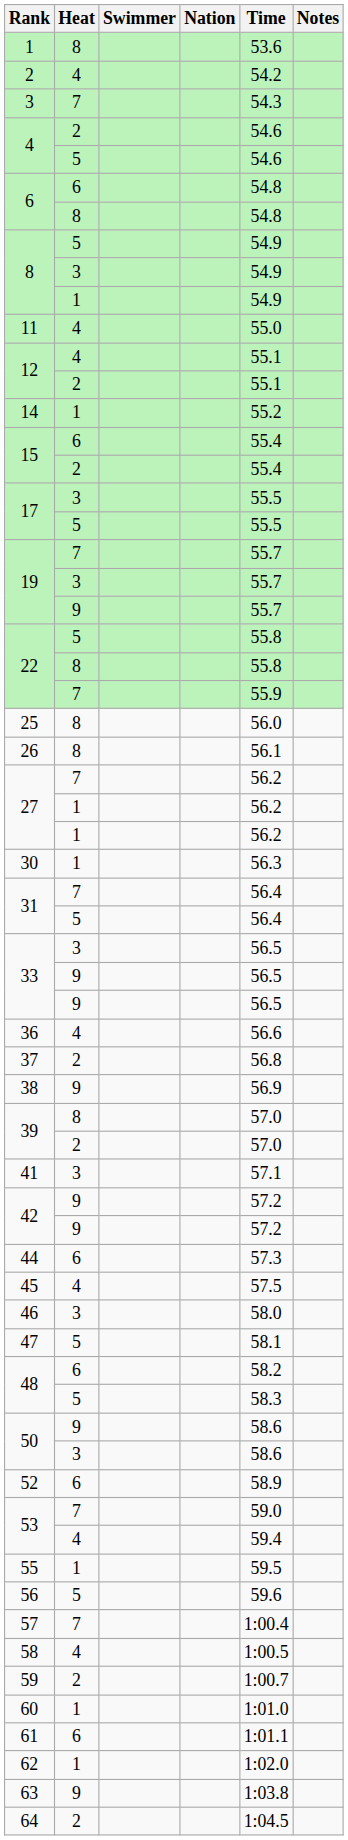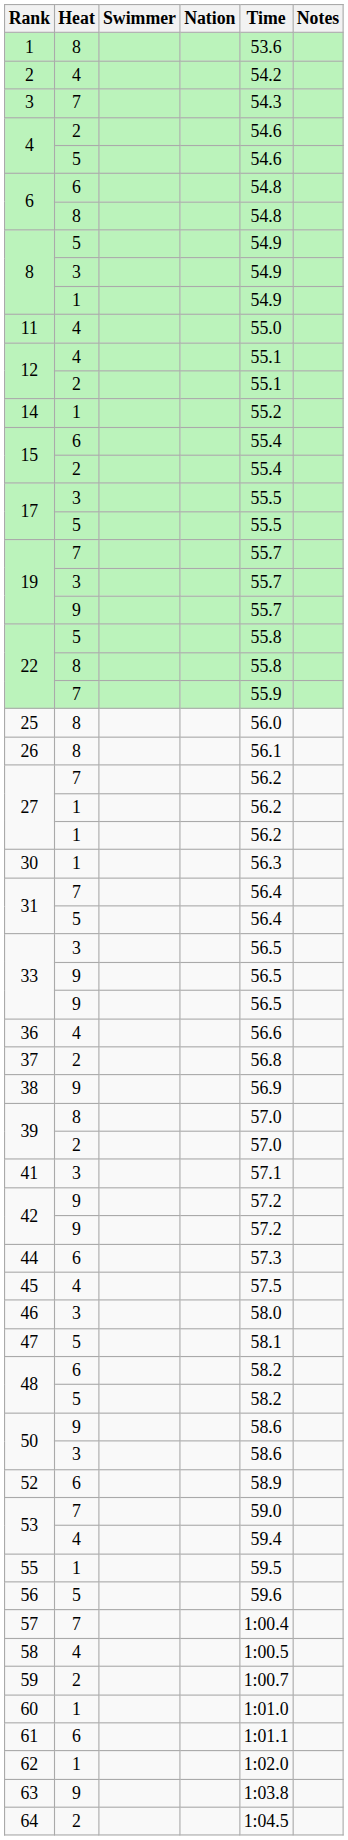(266, 1398) 58.3 -> (266, 1398) 58.2
